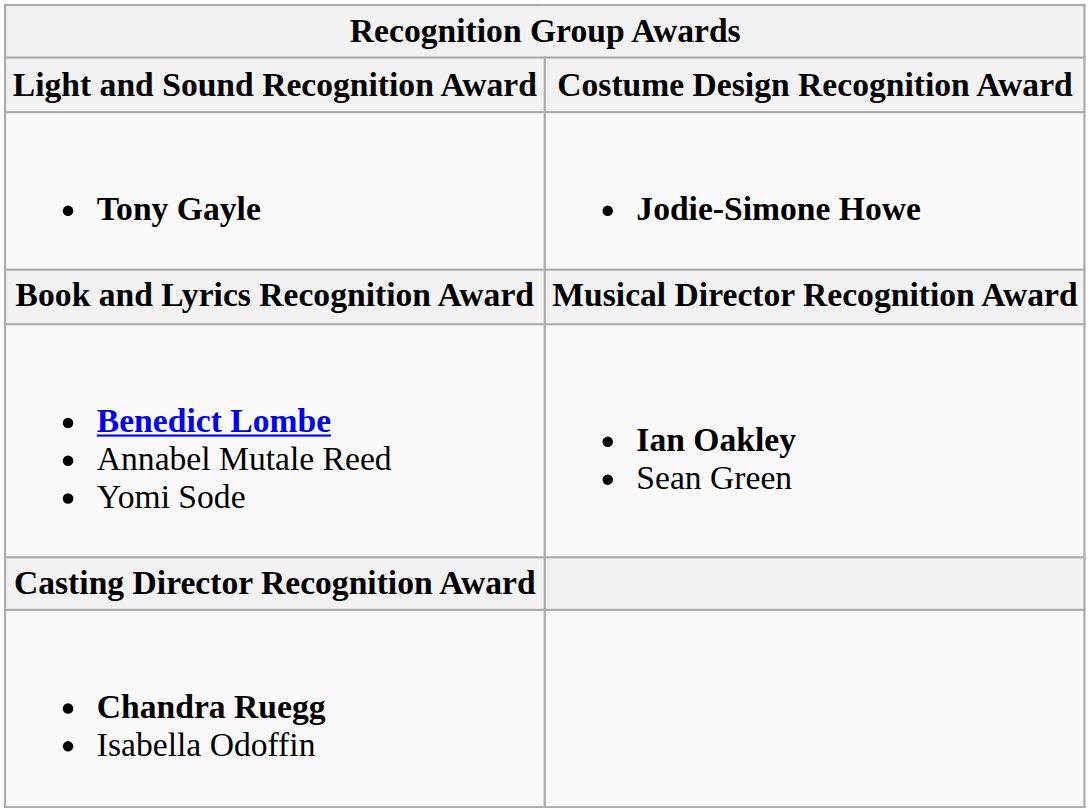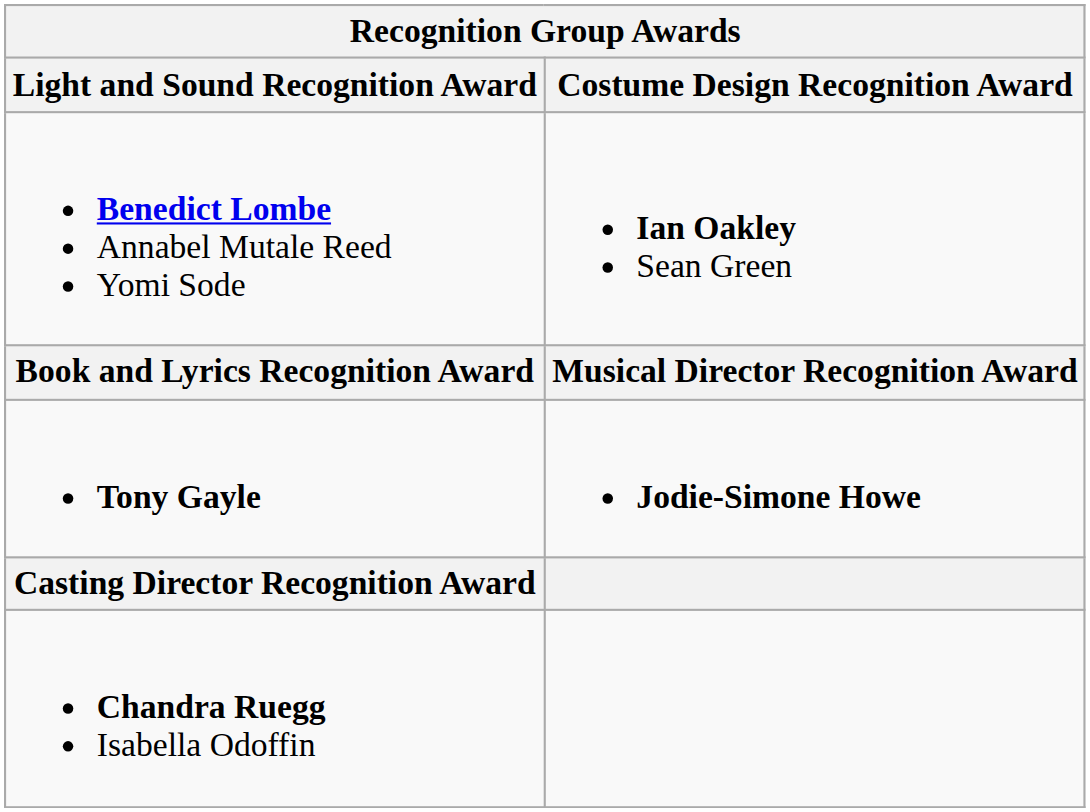rows swapped: (275, 210) <-> (275, 459)
